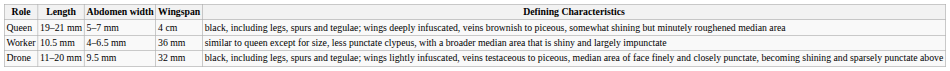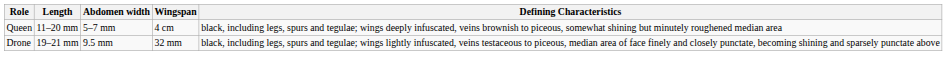(61, 27) 19–21 mm -> (57, 27) 11–20 mm
- row: (21, 43)
(61, 58) 11–20 mm -> (58, 43) 19–21 mm
